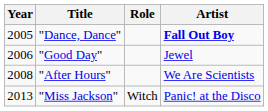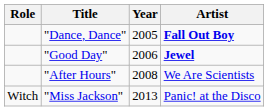columns swapped: (20, 14) <-> (142, 14)
(178, 55) normal -> (179, 55) bold
